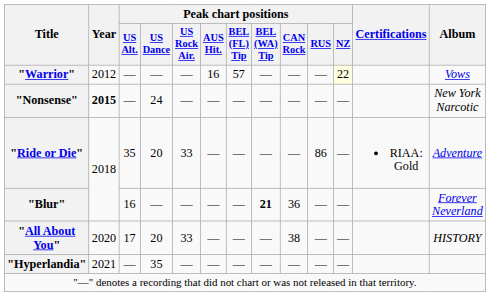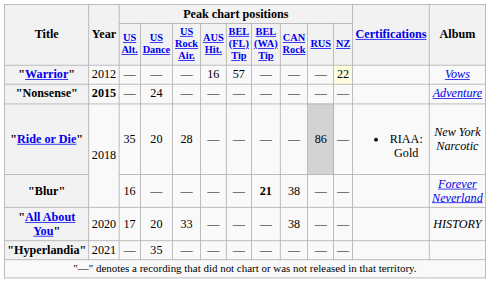(457, 100) New York Narcotic -> (457, 94) Adventure
(187, 152) 33 -> (187, 139) 28
(321, 152) no background -> (321, 139) lightgrey background
(457, 152) Adventure -> (457, 139) New York Narcotic
(294, 204) 36 -> (294, 191) 38
